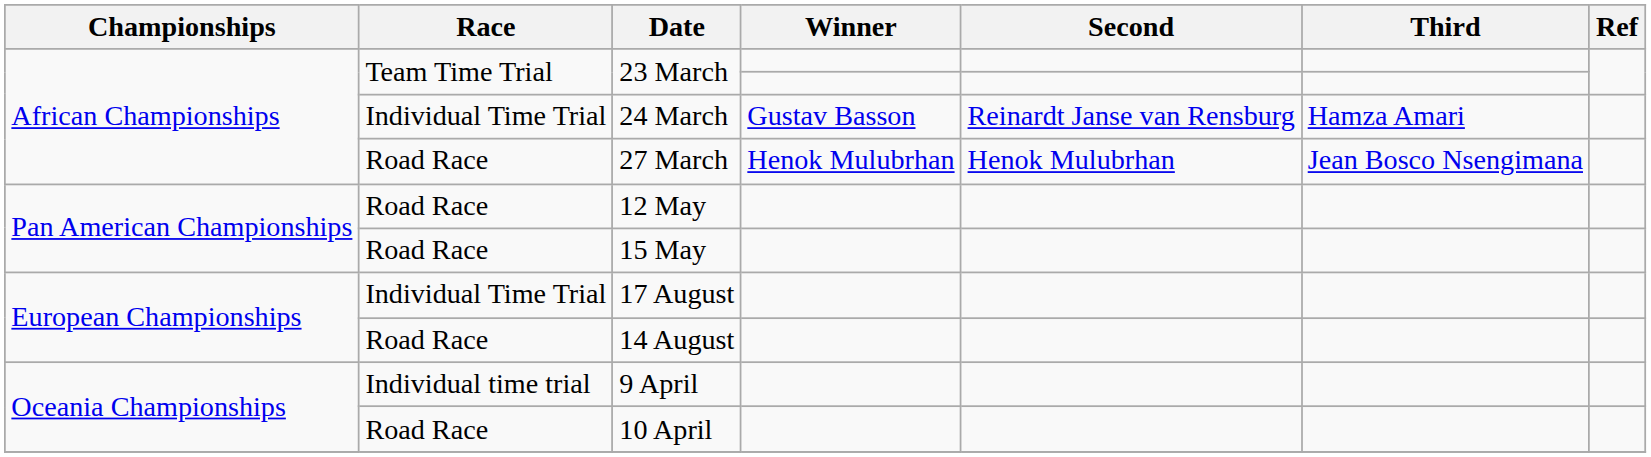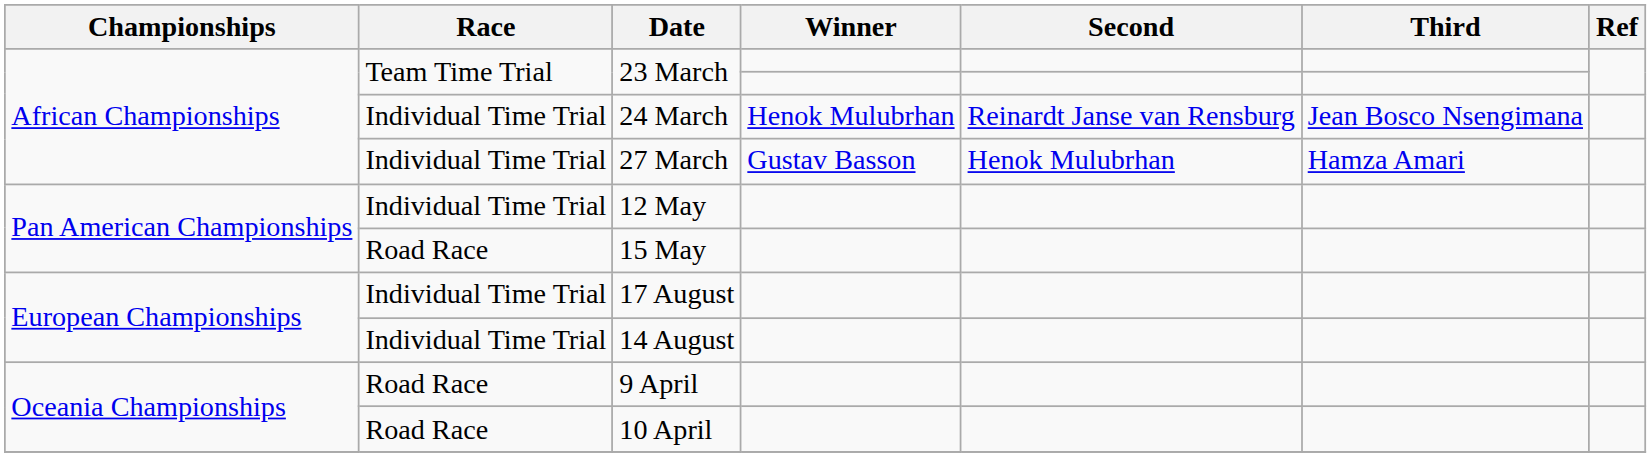(831, 116) Gustav Basson -> (851, 116) Henok Mulubrhan
(1386, 116) Hamza Amari -> (1445, 116) Jean Bosco Nsengimana
(427, 160) Road Race -> (486, 160) Individual Time Trial
(851, 160) Henok Mulubrhan -> (831, 160) Gustav Basson
(1445, 160) Jean Bosco Nsengimana -> (1386, 160) Hamza Amari
(427, 205) Road Race -> (486, 205) Individual Time Trial
(427, 339) Road Race -> (486, 339) Individual Time Trial
(478, 384) Individual time trial -> (427, 384) Road Race
